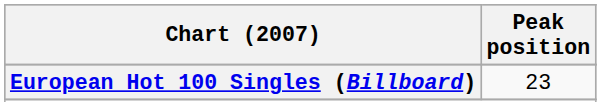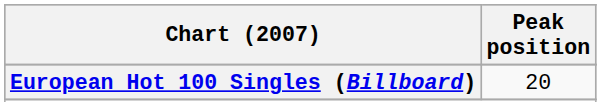(538, 82) 23 -> (538, 82) 20
